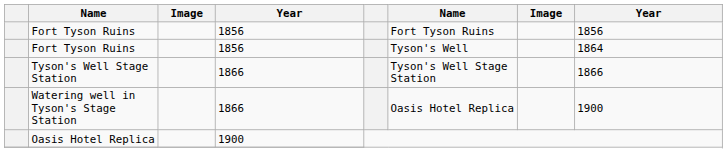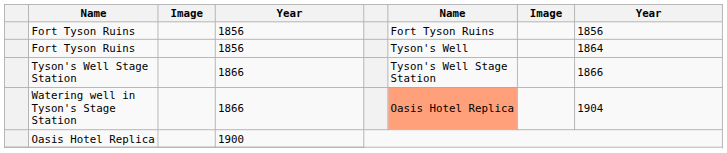(452, 108) no background -> (452, 108) lightsalmon background
(590, 108) 1900 -> (590, 108) 1904
